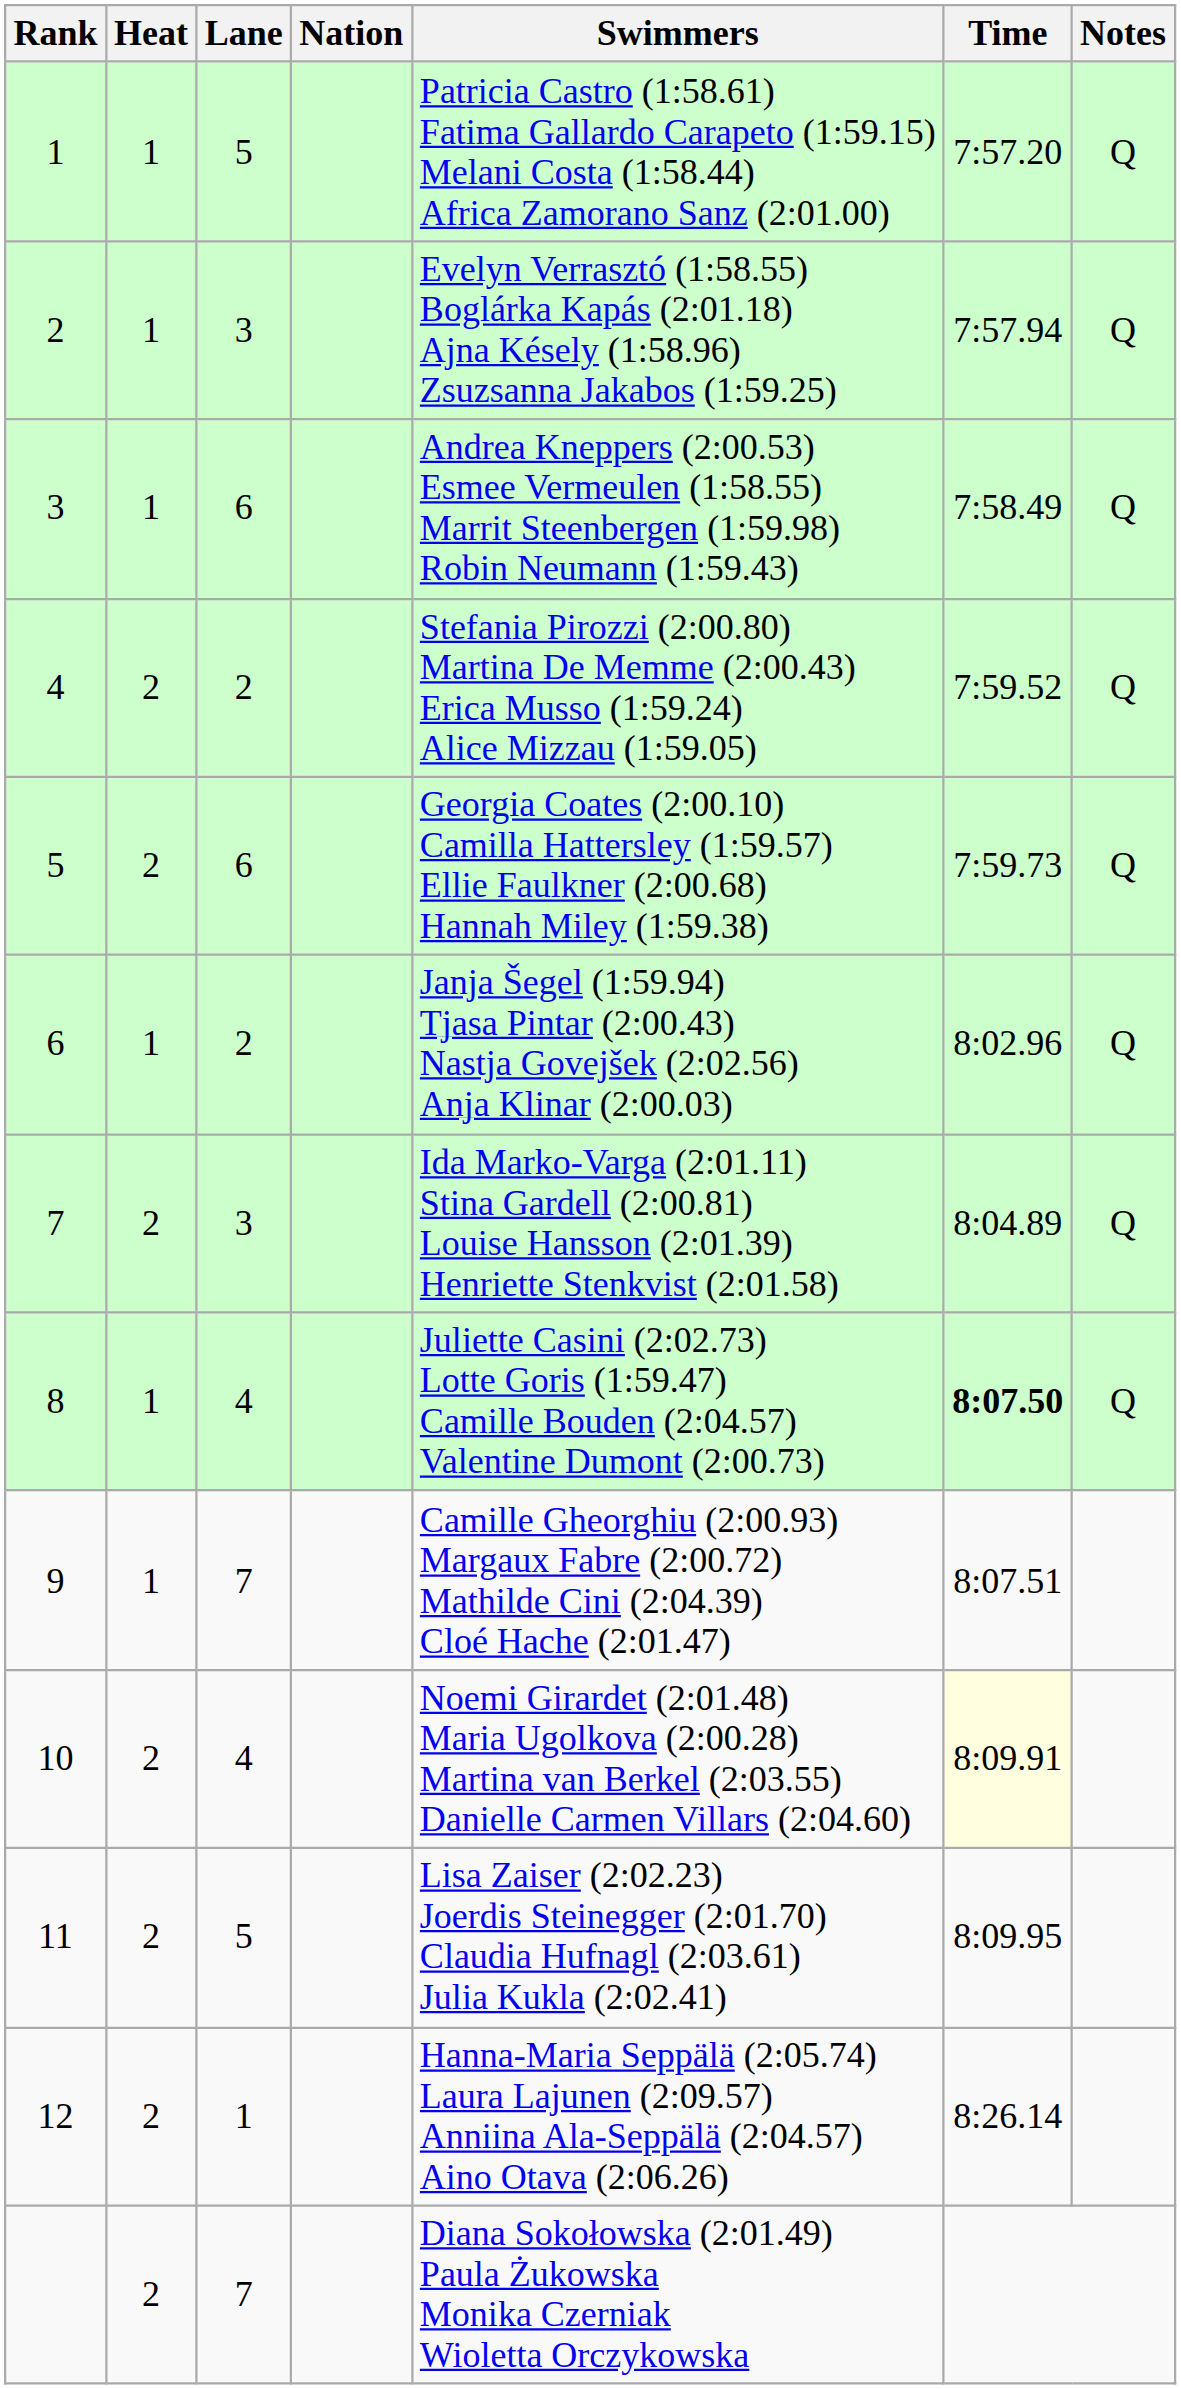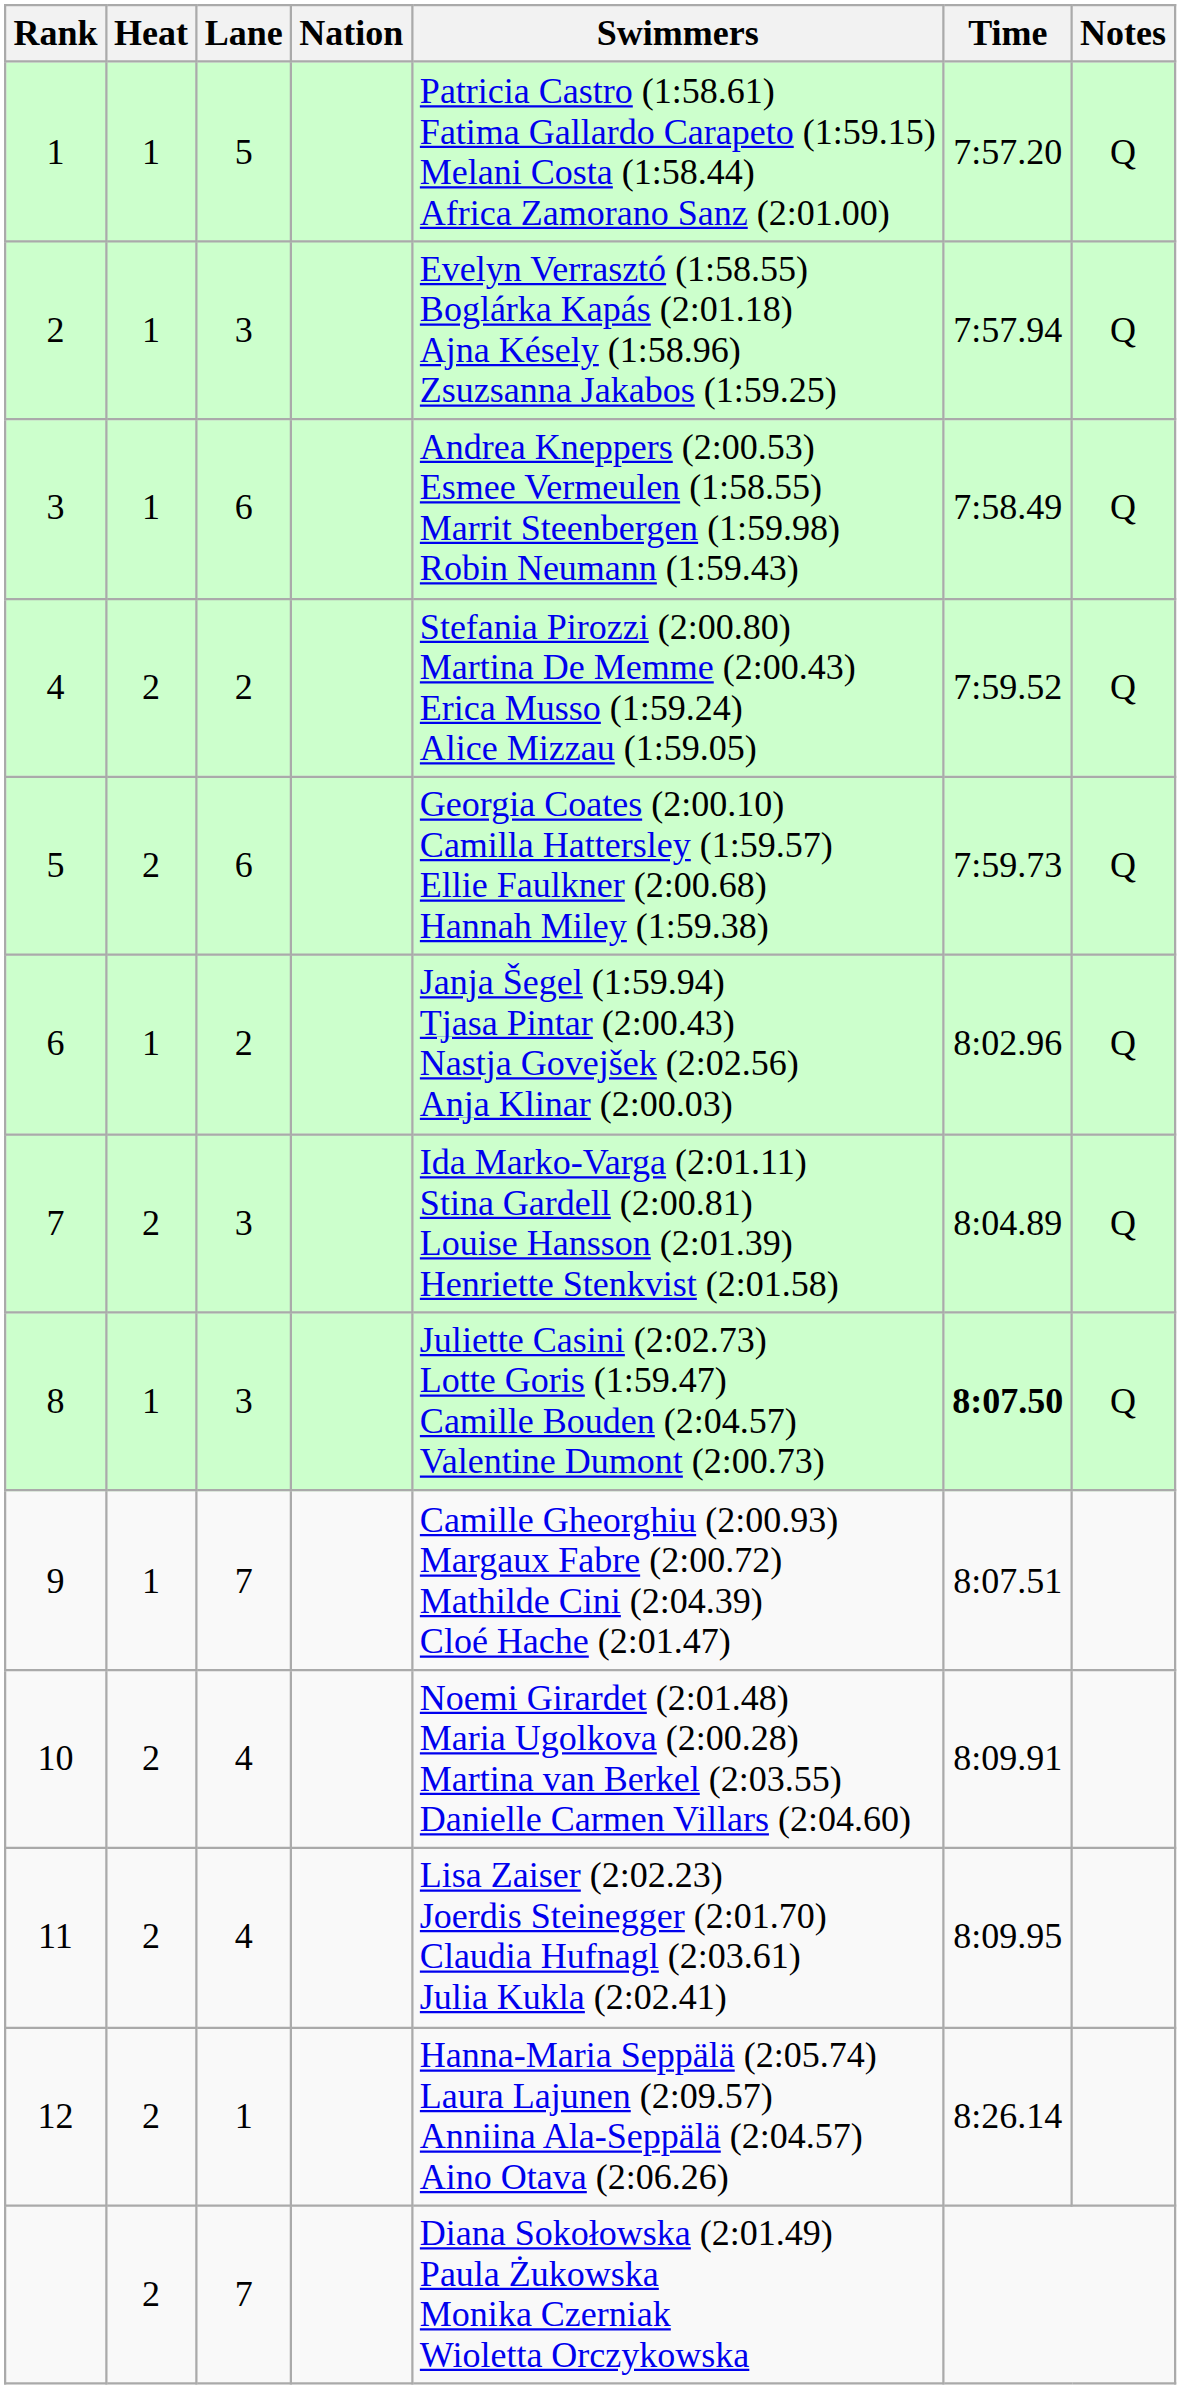(244, 1401) 4 -> (244, 1401) 3
(1008, 1758) lightyellow background -> (1008, 1758) no background
(244, 1936) 5 -> (244, 1936) 4
